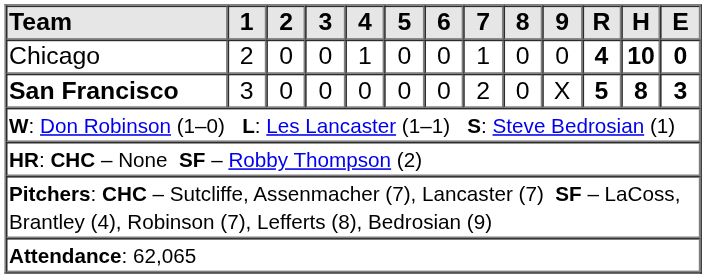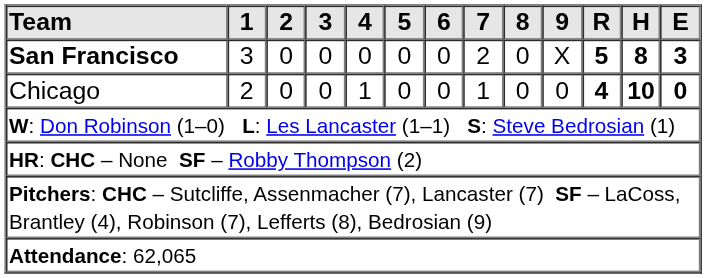rows swapped: (55, 56) <-> (94, 90)
